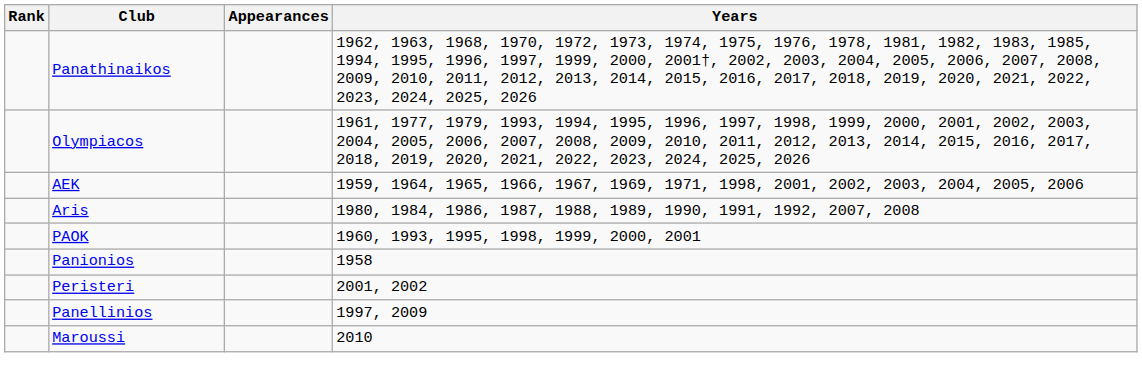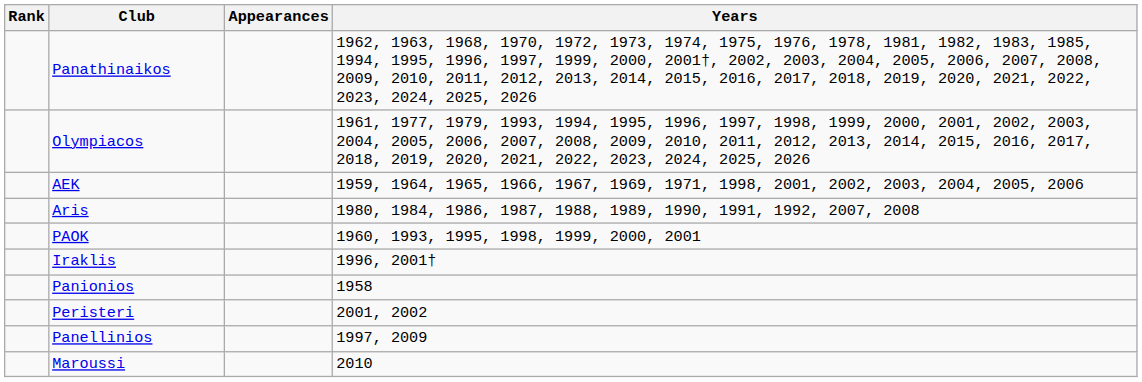+ row: (84, 261)
